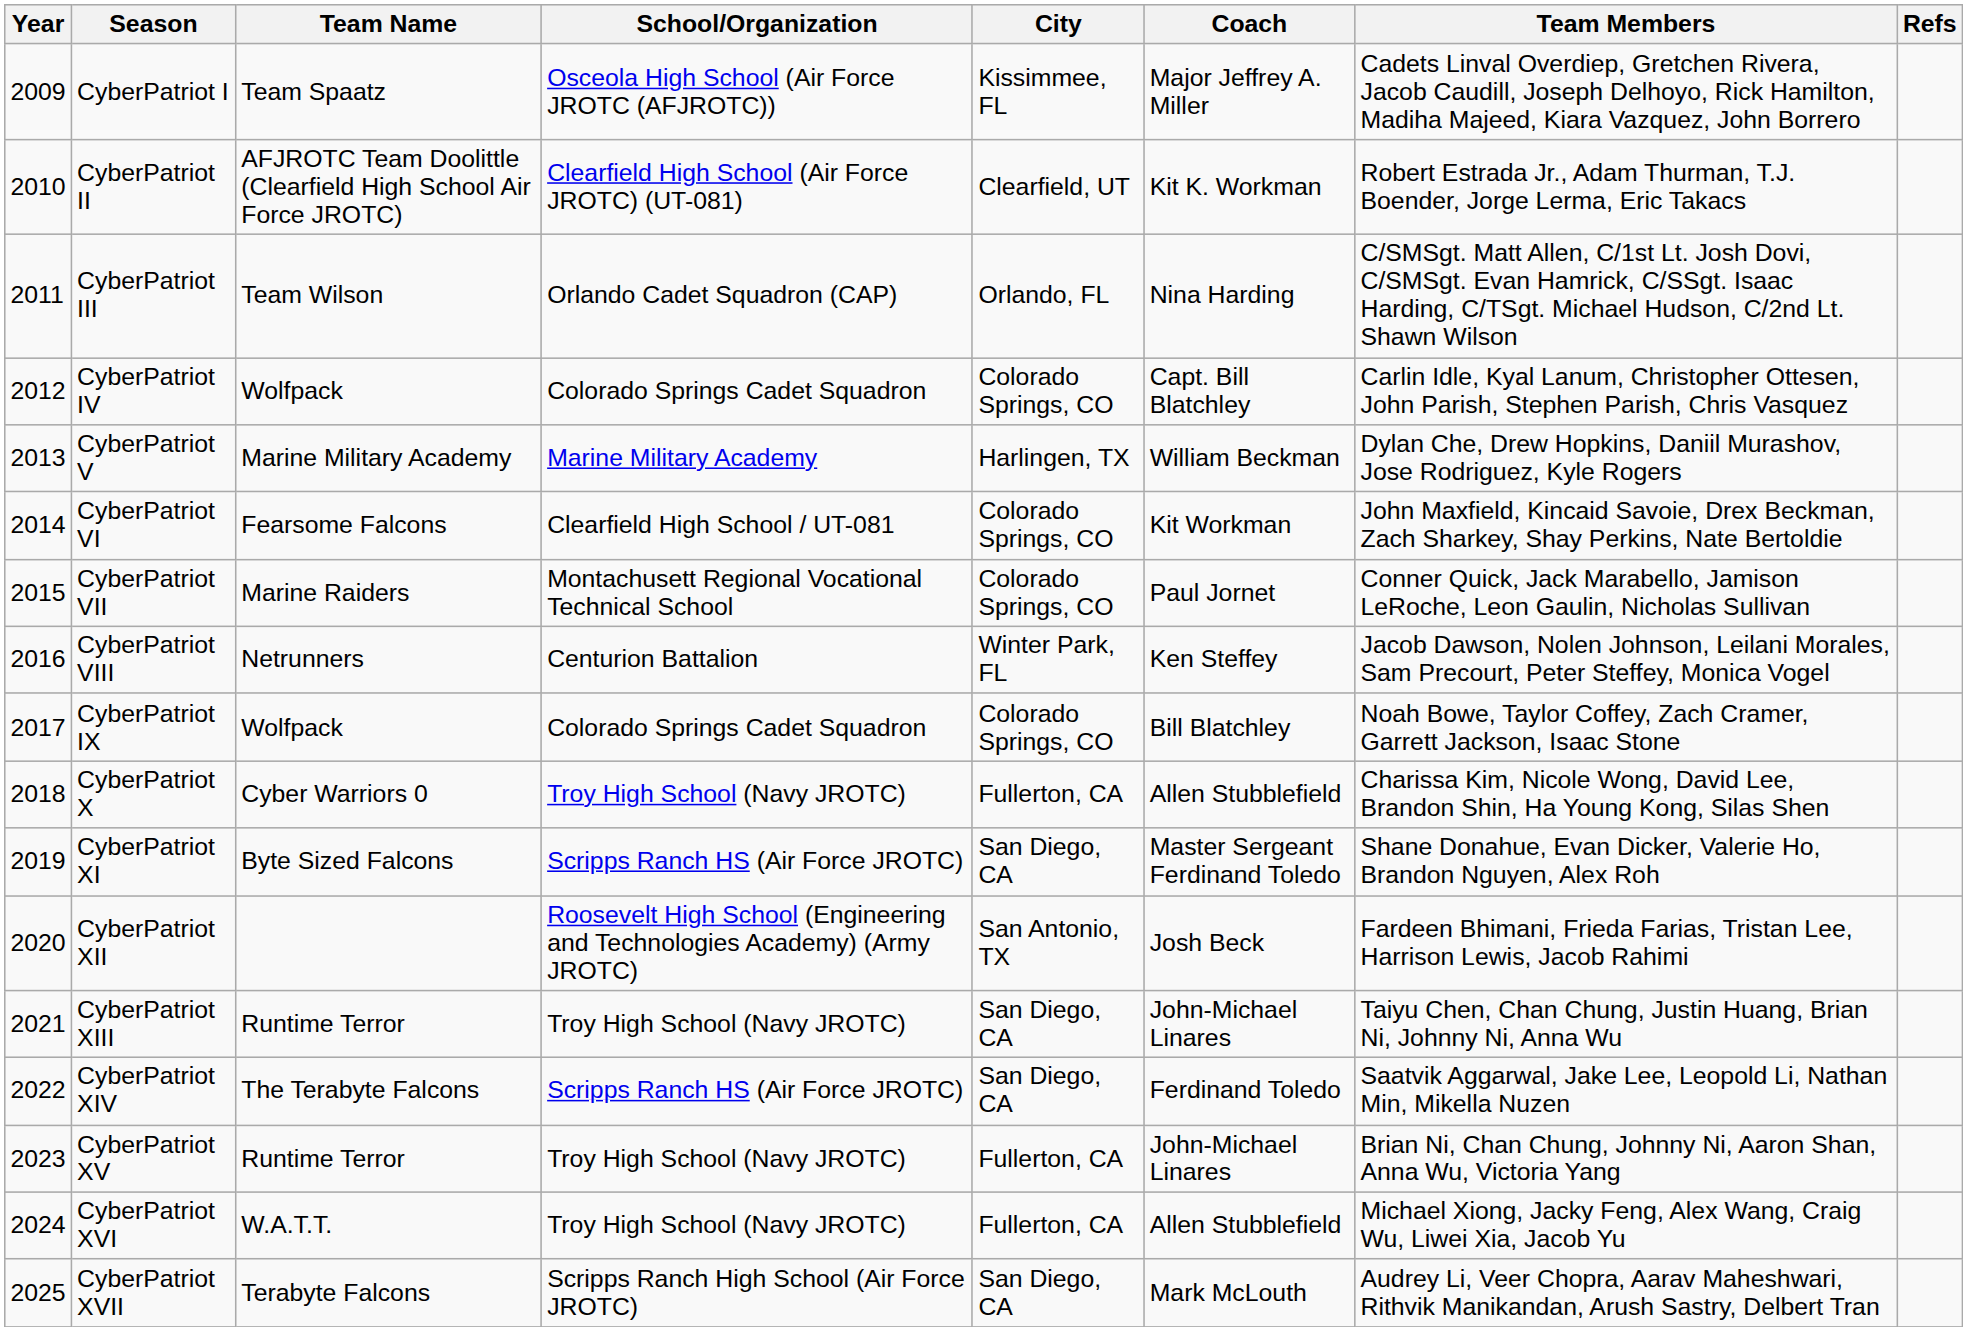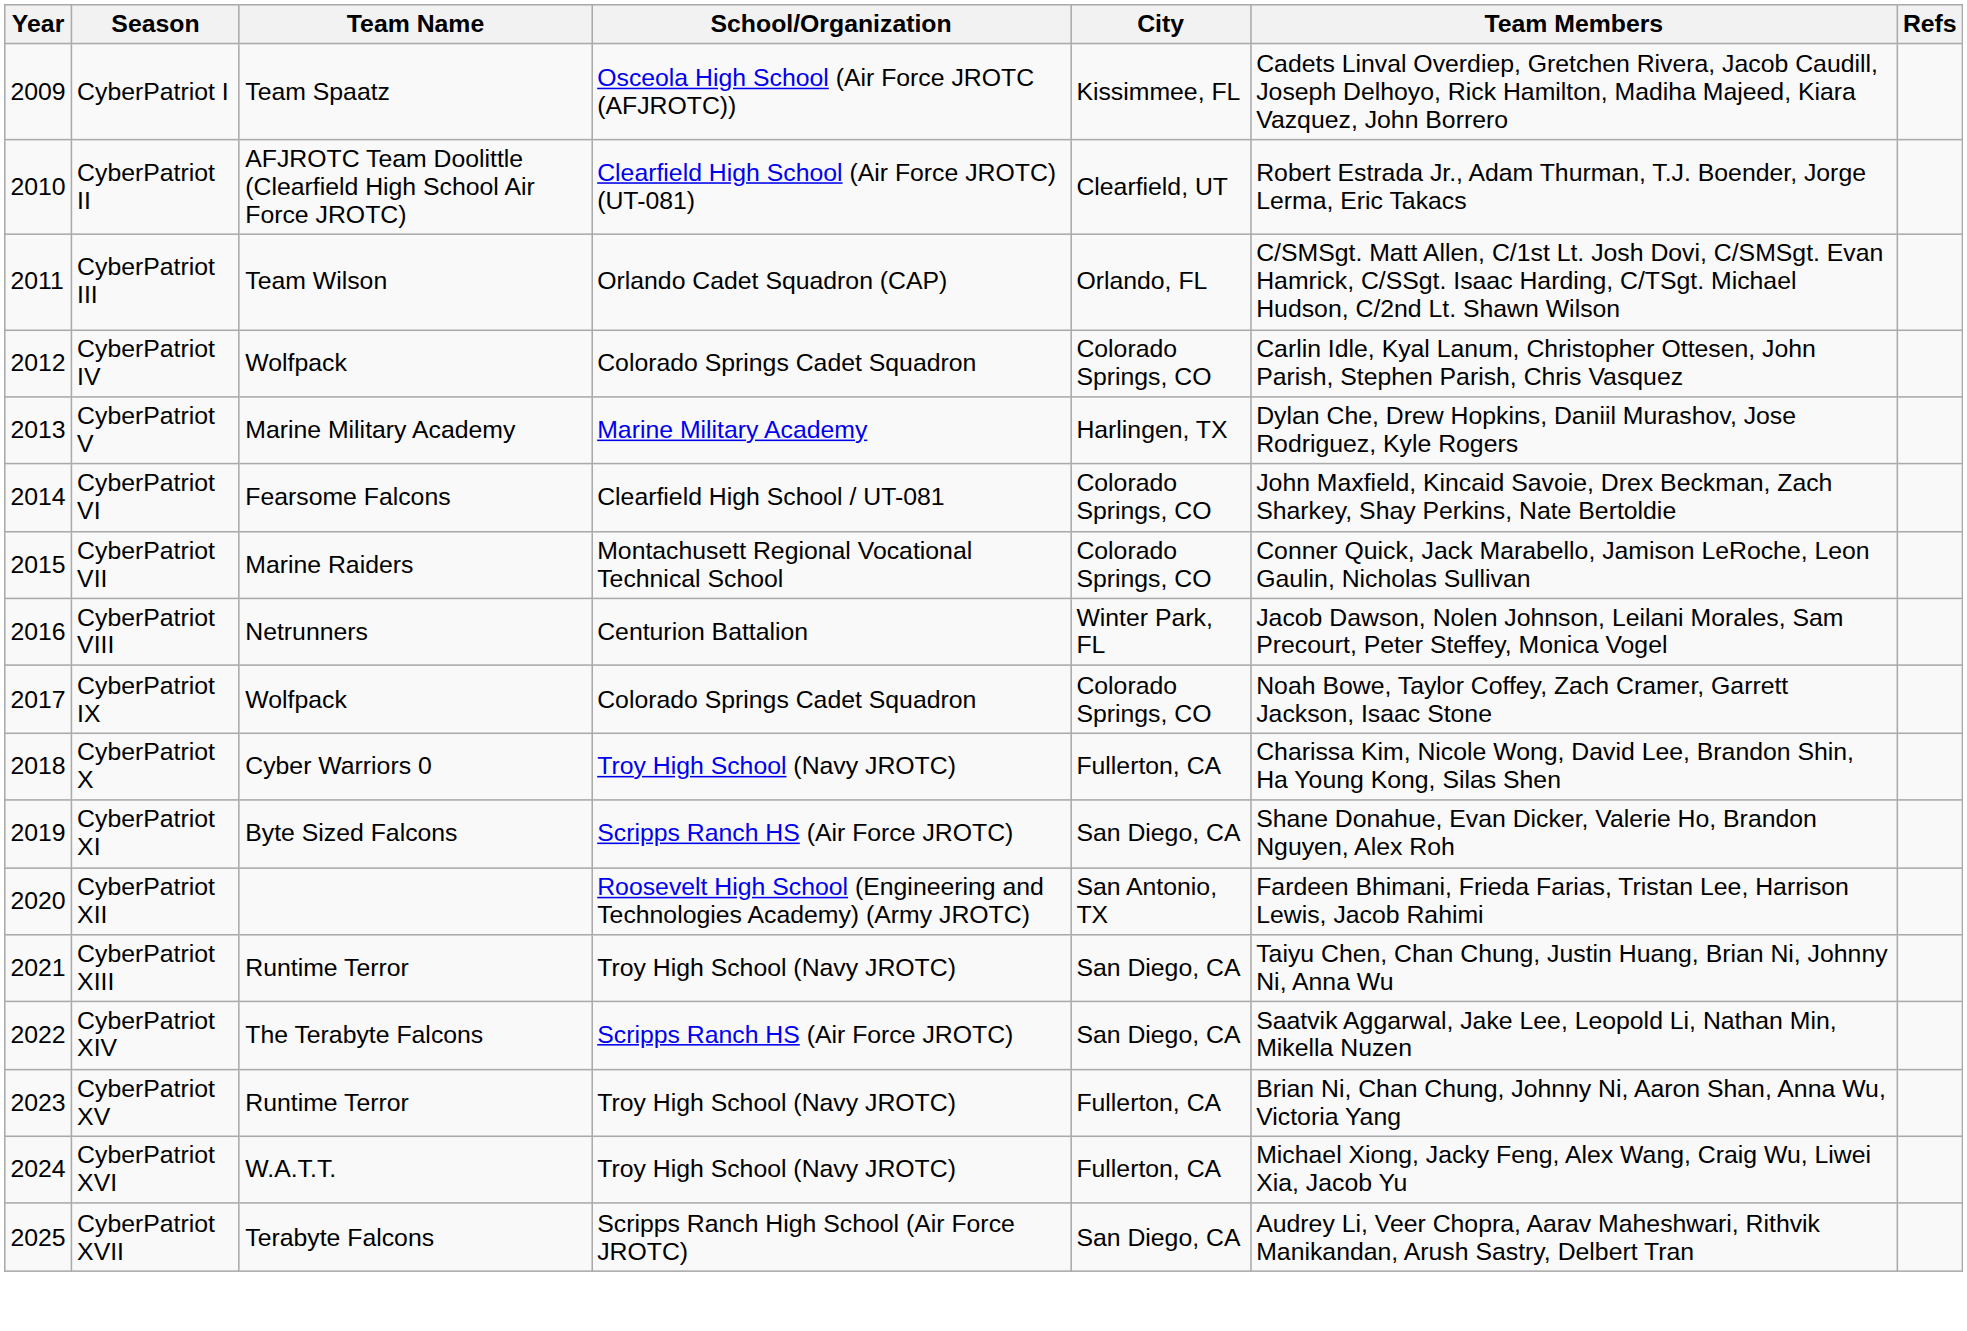- column: (1249, 24)
